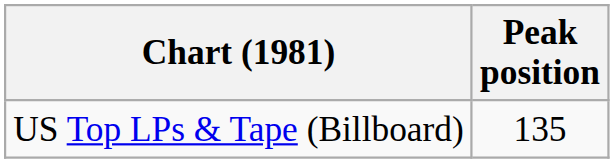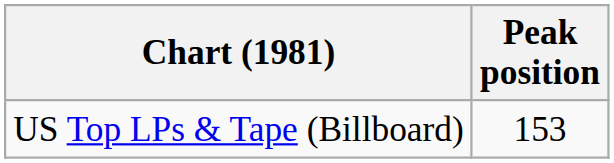(540, 128) 135 -> (540, 128) 153
